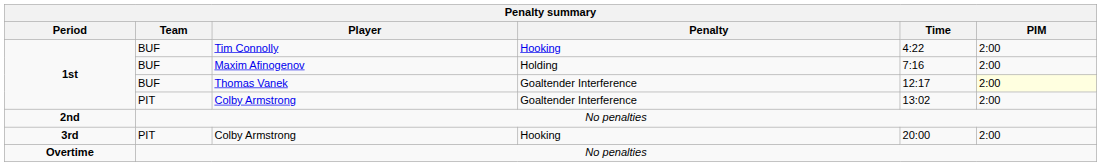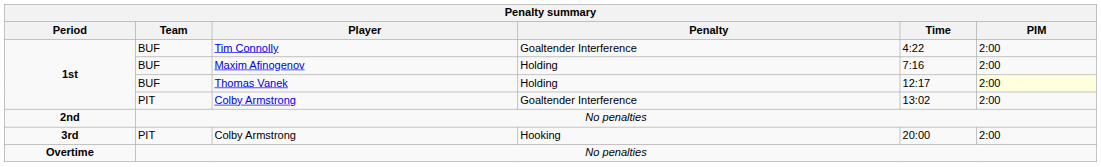(540, 48) Hooking -> (579, 48) Goaltender Interference
(579, 83) Goaltender Interference -> (539, 83) Holding
